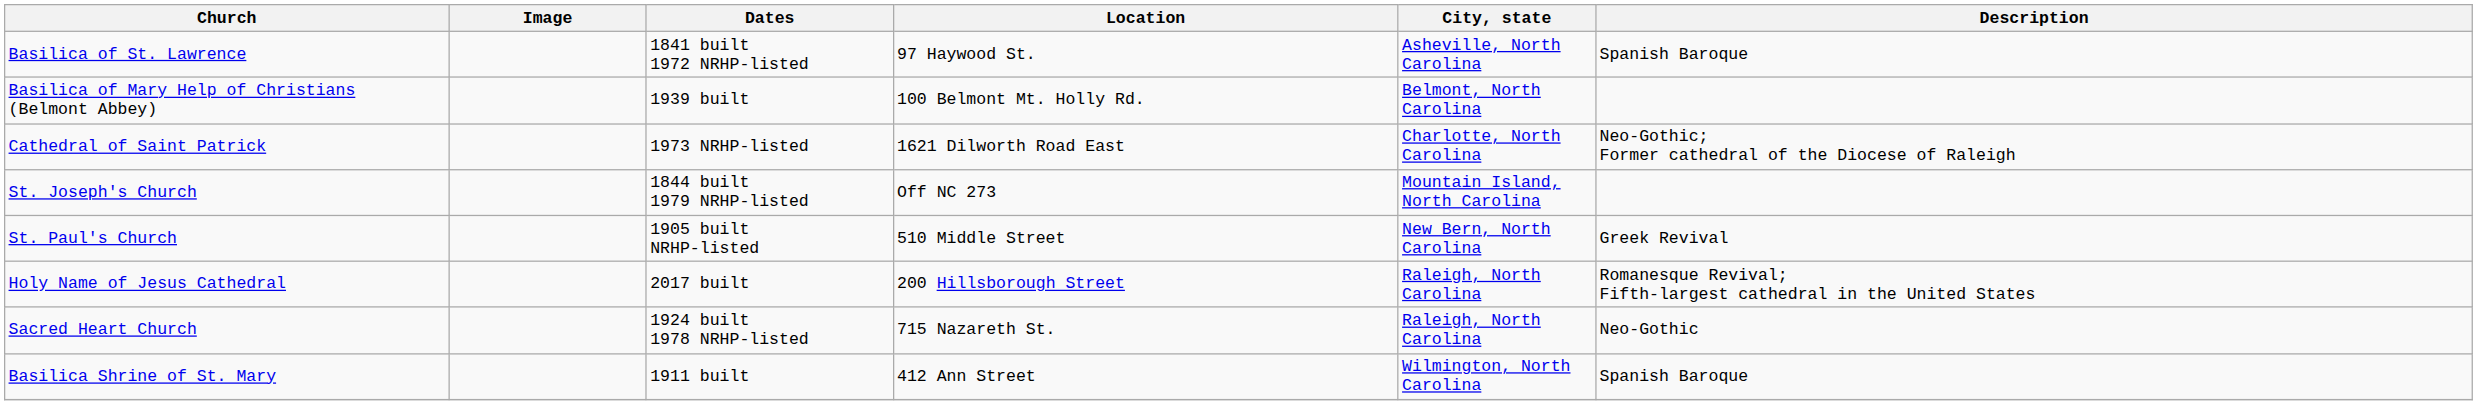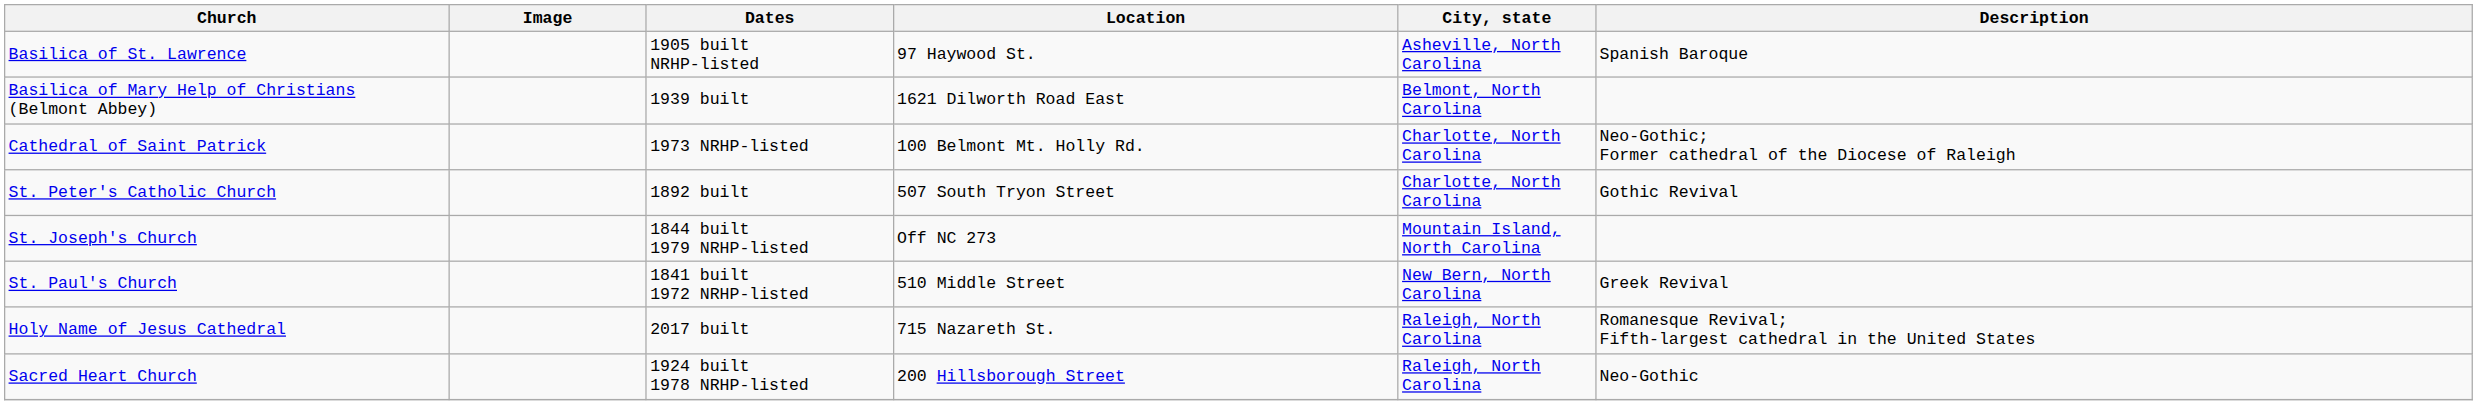(729, 55) 1841 built 1972 NRHP-listed -> (705, 55) 1905 built NRHP-listed
(1021, 100) 100 Belmont Mt. Holly Rd. -> (1011, 100) 1621 Dilworth Road East
(1011, 146) 1621 Dilworth Road East -> (1021, 146) 100 Belmont Mt. Holly Rd.
+ row: (142, 192)
(705, 238) 1905 built NRHP-listed -> (729, 284) 1841 built 1972 NRHP-listed
(1011, 284) 200 Hillsborough Street -> (976, 330) 715 Nazareth St.
(976, 330) 715 Nazareth St. -> (1011, 376) 200 Hillsborough Street
- row: (142, 376)
